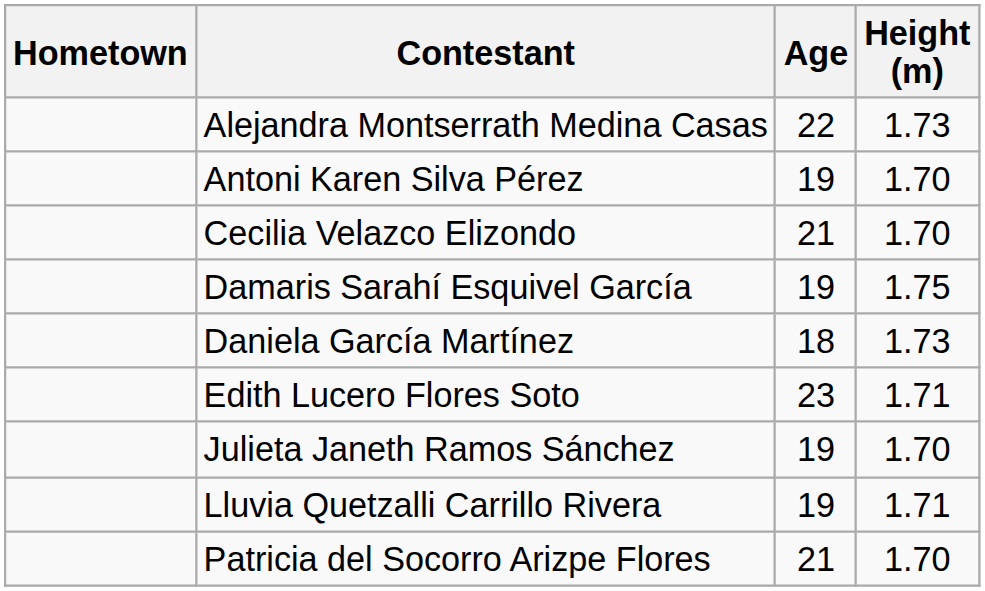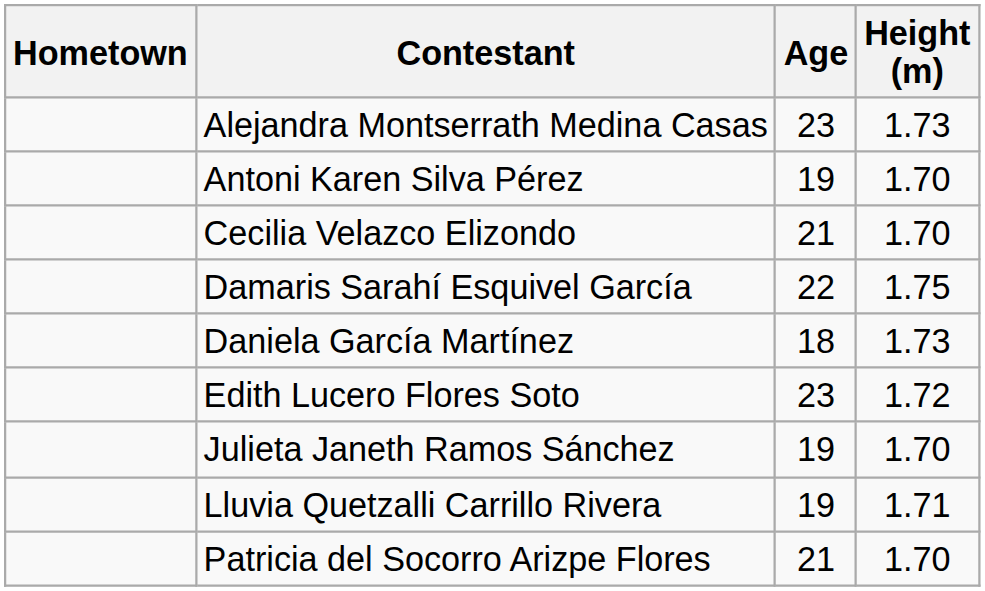(816, 125) 22 -> (816, 125) 23
(816, 287) 19 -> (816, 287) 22
(917, 395) 1.71 -> (917, 395) 1.72
